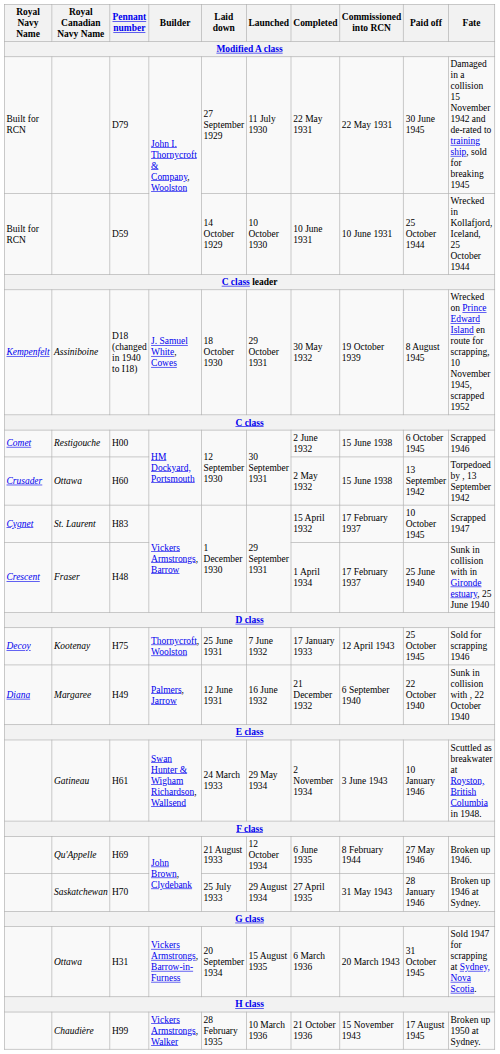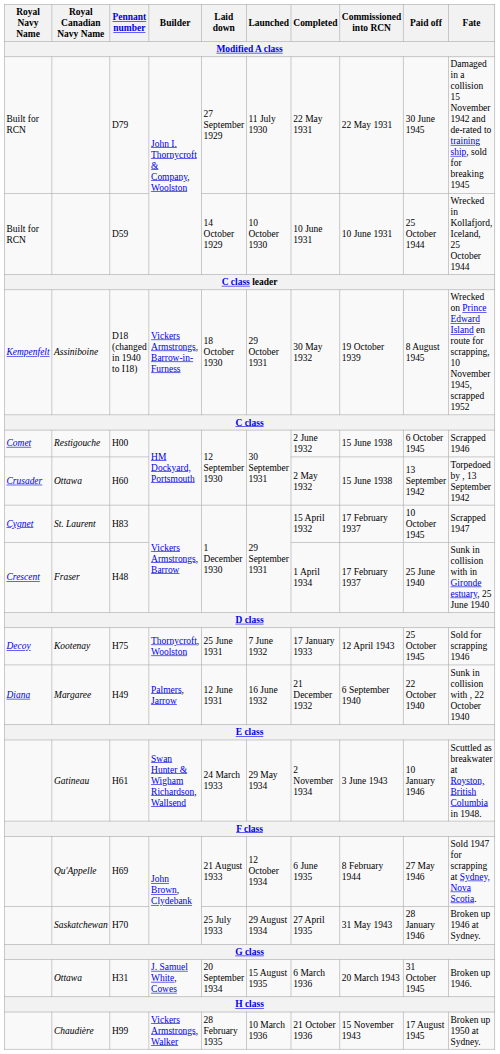(169, 352) J. Samuel White, Cowes -> (175, 352) Vickers Armstrongs, Barrow-in-Furness
(470, 854) Broken up 1946. -> (470, 871) Sold 1947 for scrapping at Sydney, Nova Scotia.
(175, 961) Vickers Armstrongs, Barrow-in-Furness -> (169, 977) J. Samuel White, Cowes
(470, 961) Sold 1947 for scrapping at Sydney, Nova Scotia. -> (470, 977) Broken up 1946.
